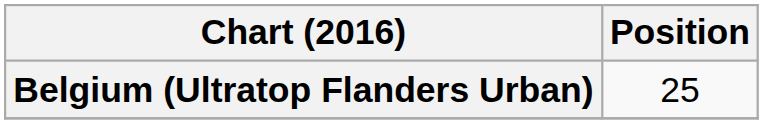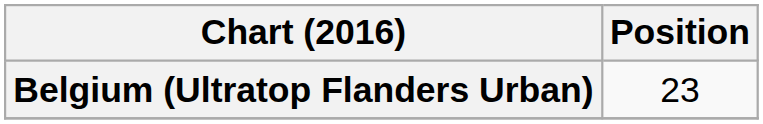(680, 88) 25 -> (680, 88) 23
